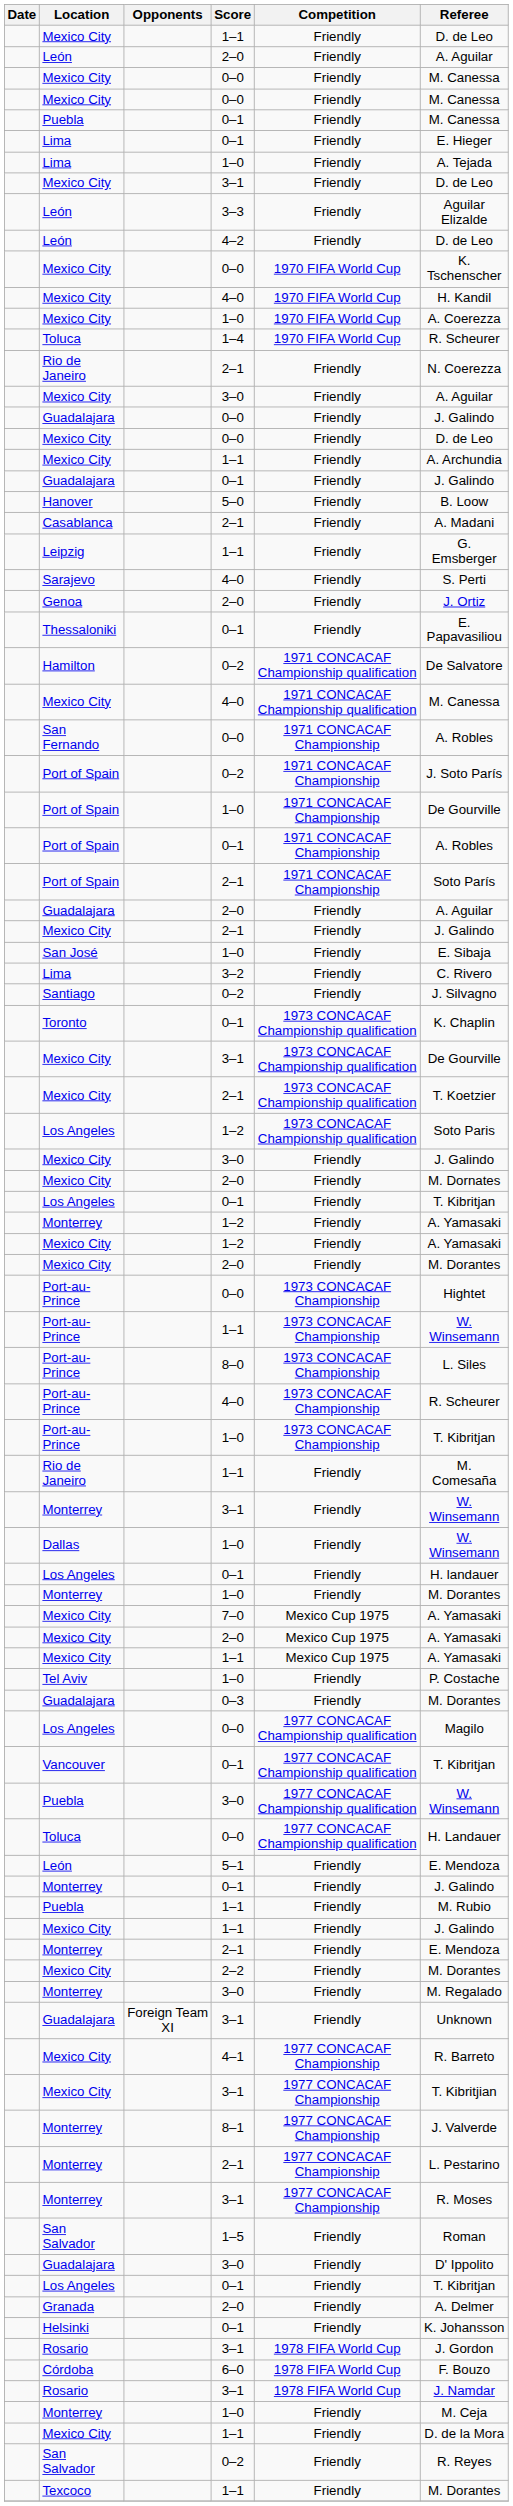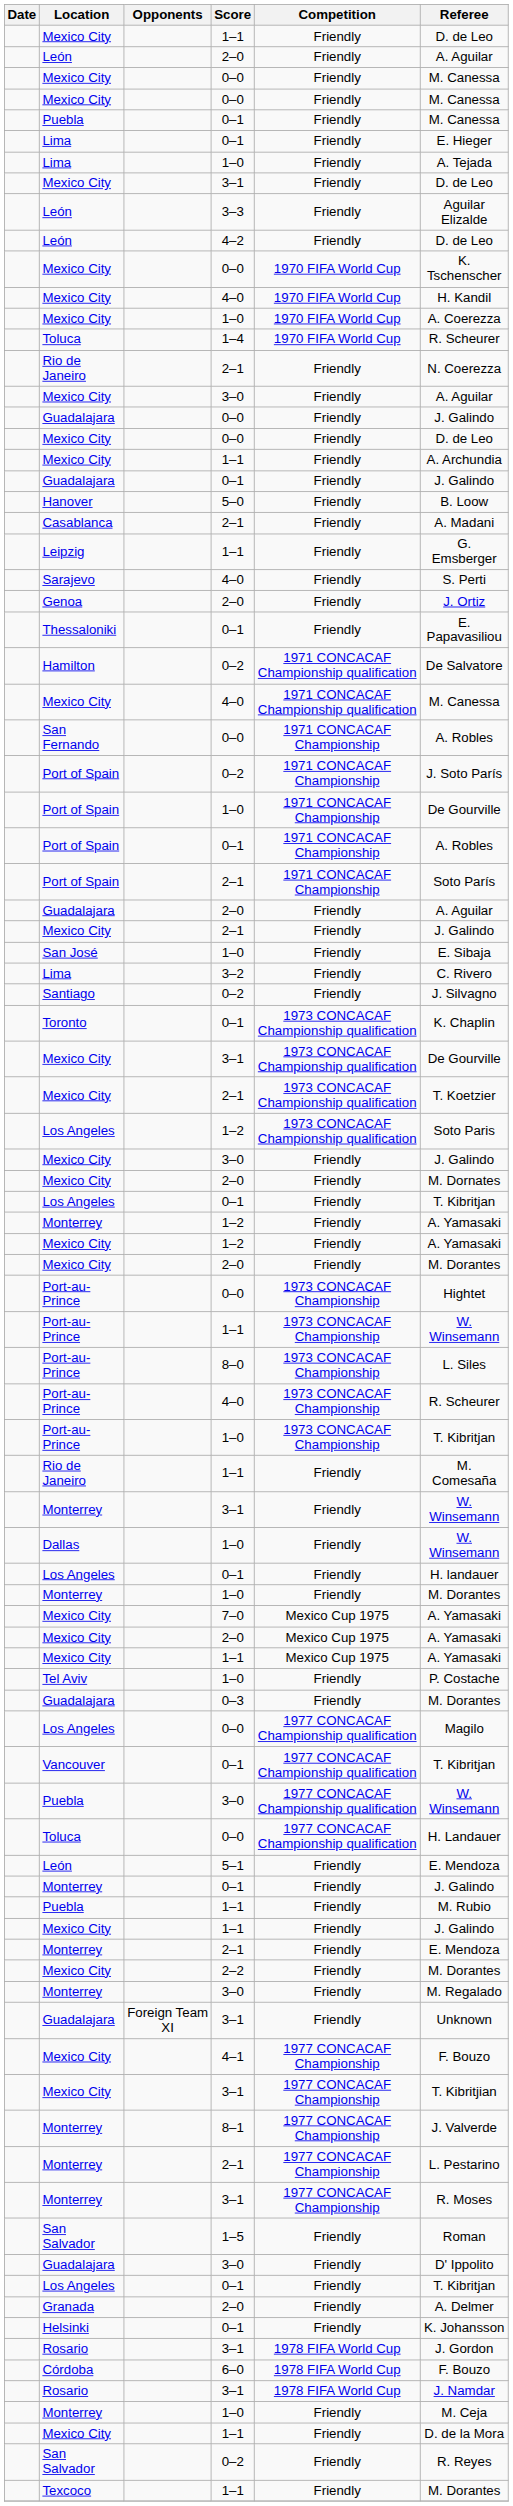(464, 2056) R. Barreto -> (464, 2056) F. Bouzo
